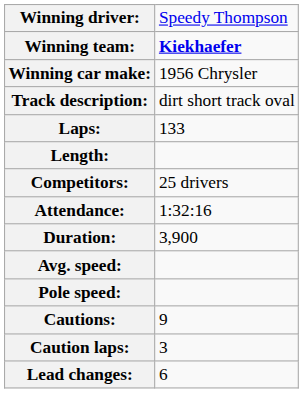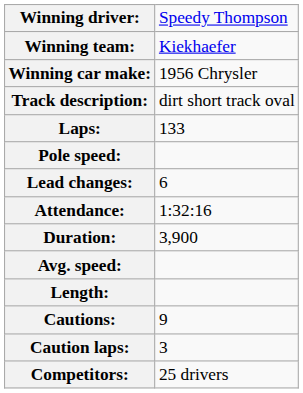(200, 45) bold -> (197, 45) normal
rows swapped: (80, 155) <-> (80, 292)
rows swapped: (80, 182) <-> (80, 374)
